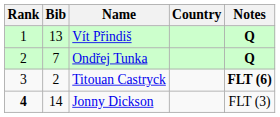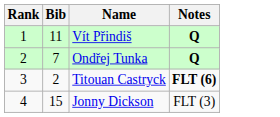- column: (197, 15)
(56, 36) 13 -> (56, 36) 11
(23, 101) bold -> (23, 101) normal
(56, 101) 14 -> (56, 101) 15
